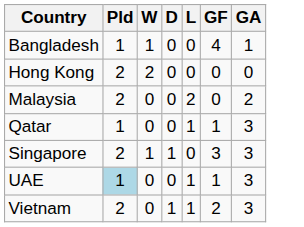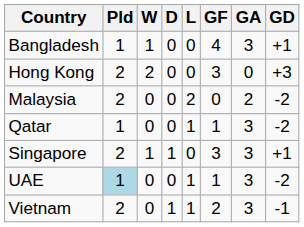+ column: (282, 18)
(249, 45) 1 -> (249, 45) 3
(216, 72) 0 -> (216, 72) 3
